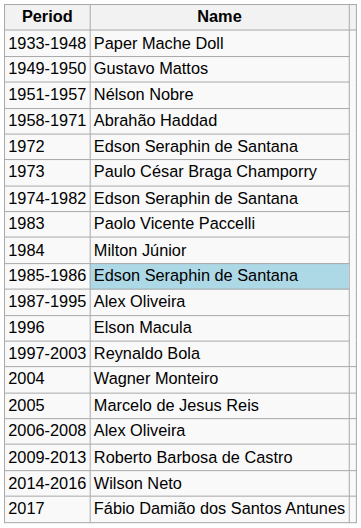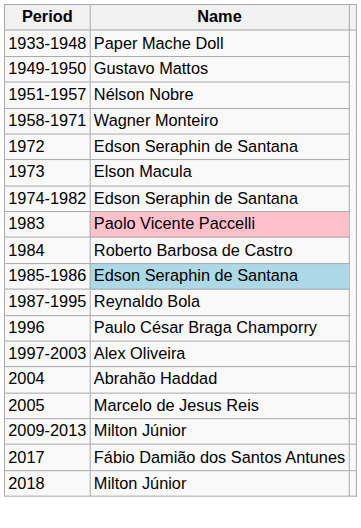(156, 120) Abrahão Haddad -> (156, 120) Wagner Monteiro
(205, 172) Paulo César Braga Champorry -> (143, 172) Elson Macula
(174, 224) no background -> (174, 224) pink background
(140, 250) Milton Júnior -> (193, 250) Roberto Barbosa de Castro
(140, 302) Alex Oliveira -> (147, 302) Reynaldo Bola
(143, 328) Elson Macula -> (205, 328) Paulo César Braga Champorry
(147, 353) Reynaldo Bola -> (140, 353) Alex Oliveira
(156, 379) Wagner Monteiro -> (156, 379) Abrahão Haddad
- row: (47, 431)
(193, 457) Roberto Barbosa de Castro -> (140, 431) Milton Júnior
- row: (47, 483)
+ row: (26, 483)
